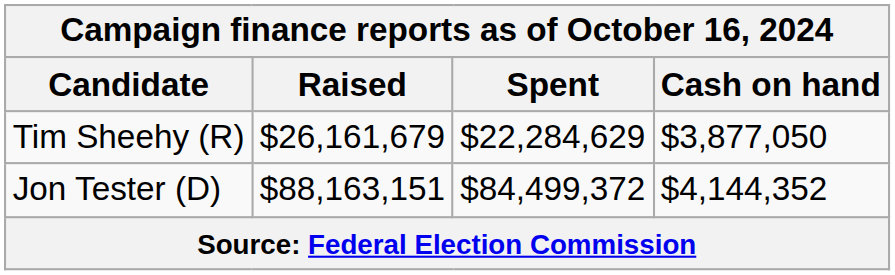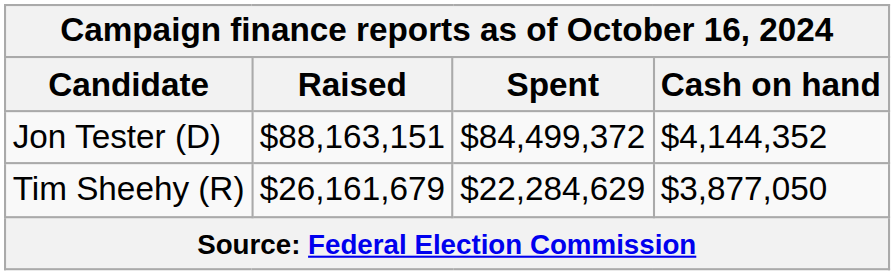rows swapped: (117, 189) <-> (129, 136)
